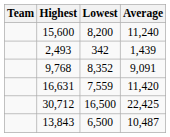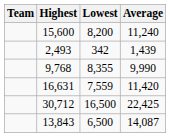(100, 68) 8,352 -> (100, 68) 8,355
(143, 68) 9,091 -> (143, 68) 9,990
(143, 123) 10,487 -> (143, 123) 14,087
